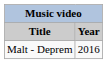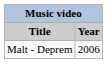(89, 49) 2016 -> (89, 49) 2006
